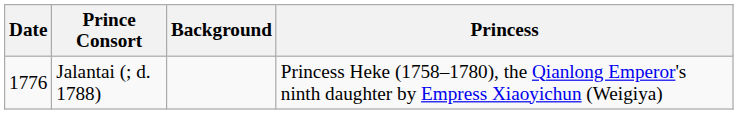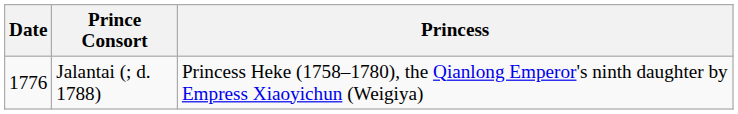- column: (221, 30)
